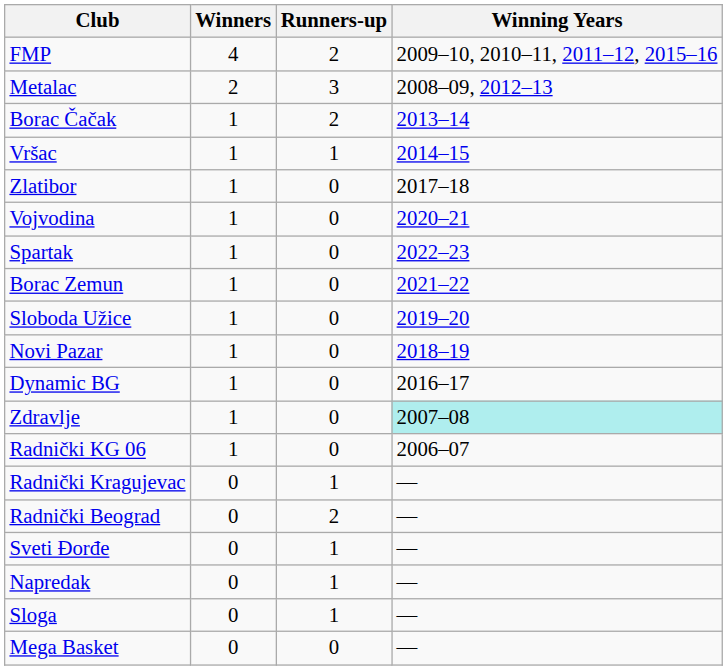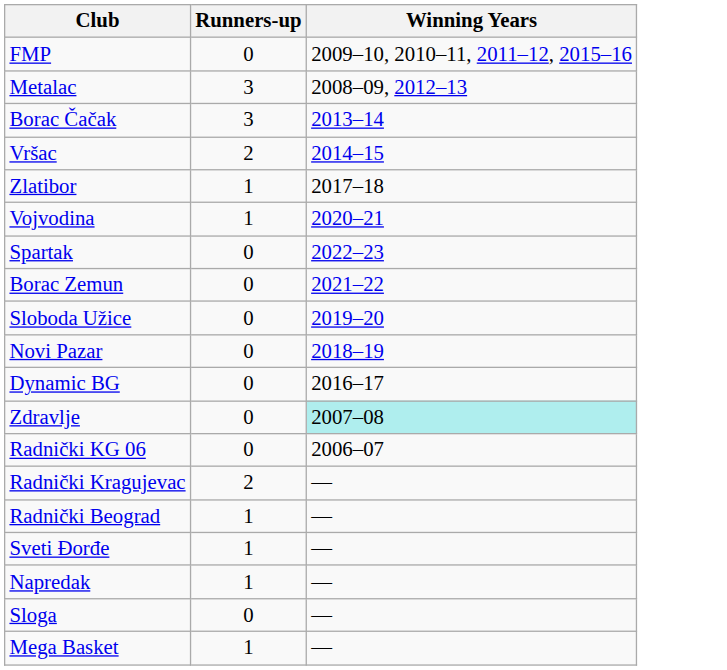- column: (233, 20)
(334, 53) 2 -> (248, 53) 0
(334, 119) 2 -> (248, 119) 3
(334, 152) 1 -> (248, 152) 2
(334, 185) 0 -> (248, 185) 1
(334, 218) 0 -> (248, 218) 1
(334, 482) 1 -> (248, 482) 2
(334, 515) 2 -> (248, 515) 1
(334, 614) 1 -> (248, 614) 0
(334, 647) 0 -> (248, 647) 1
